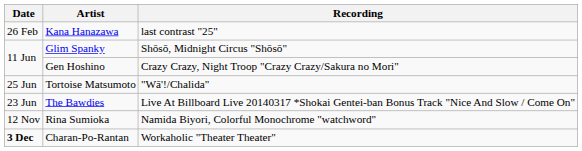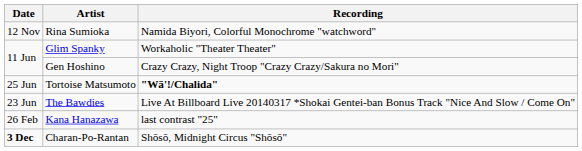rows swapped: (82, 31) <-> (77, 119)
(214, 48) Shōsō, Midnight Circus "Shōsō" -> (208, 48) Workaholic "Theater Theater"
(175, 84) normal -> (179, 84) bold
(208, 137) Workaholic "Theater Theater" -> (214, 137) Shōsō, Midnight Circus "Shōsō"
